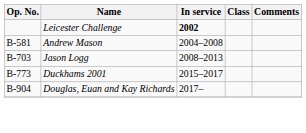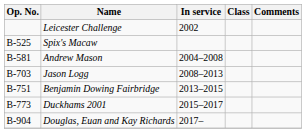(189, 27) bold -> (189, 27) normal
+ row: (70, 43)
+ row: (101, 89)
